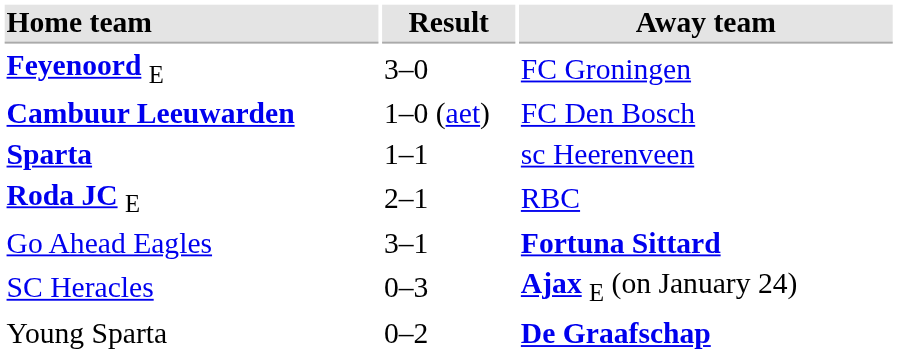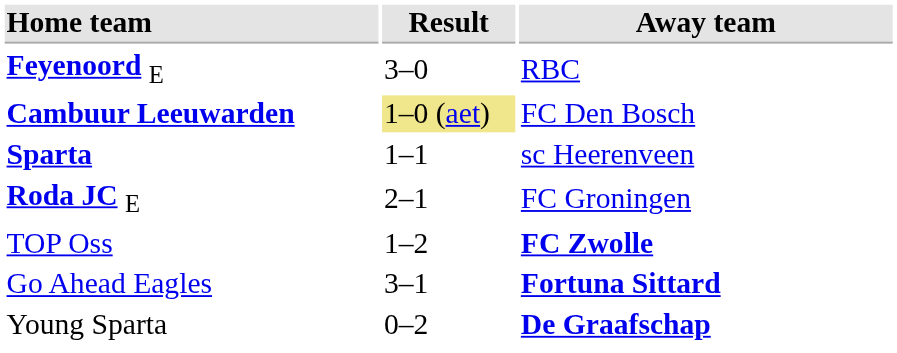(606, 69) FC Groningen -> (550, 69) RBC
(437, 113) no background -> (437, 113) khaki background
(550, 199) RBC -> (606, 199) FC Groningen
+ row: (60, 243)
- row: (80, 288)
